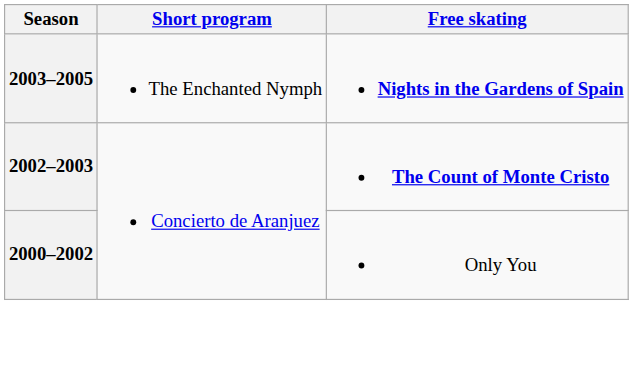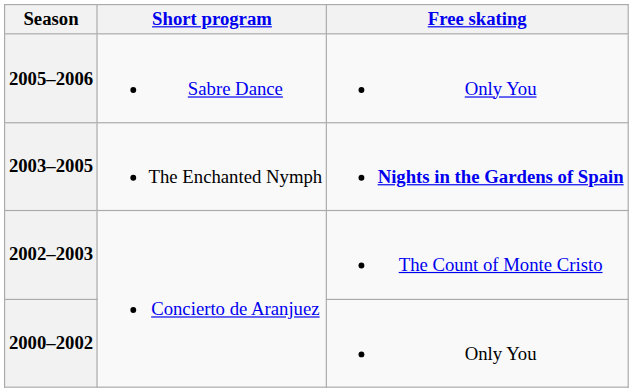+ row: (51, 78)
(477, 177) bold -> (477, 265) normal
